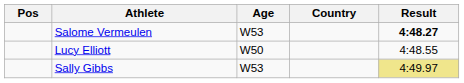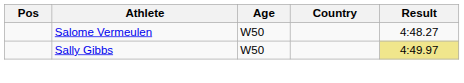(252, 31) W53 -> (252, 31) W50
(419, 31) bold -> (419, 31) normal
- row: (83, 50)
(252, 68) W53 -> (252, 50) W50
